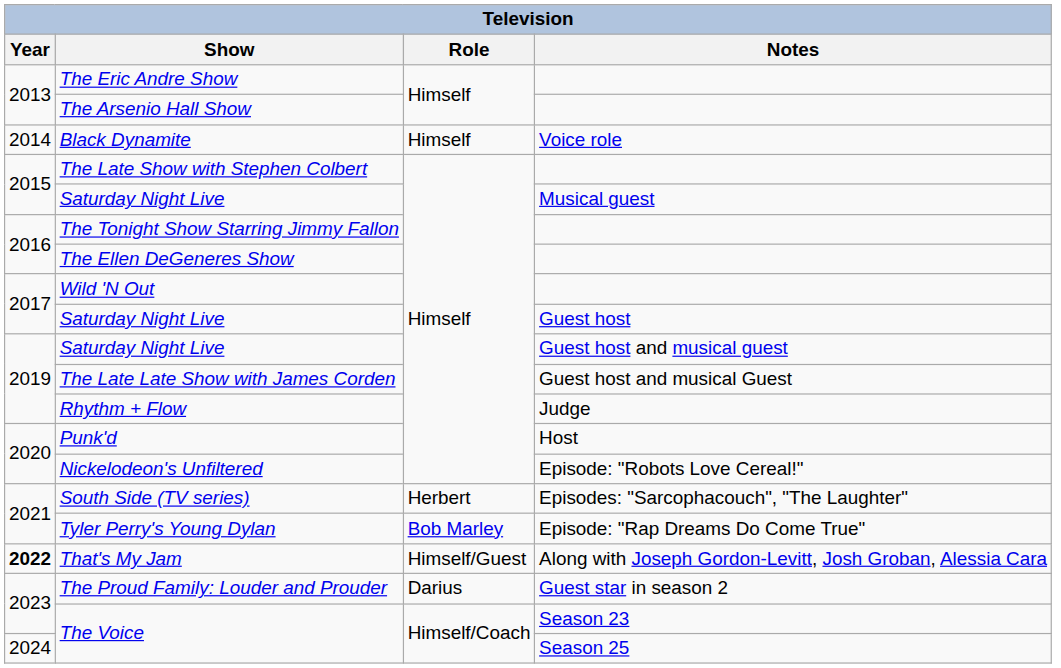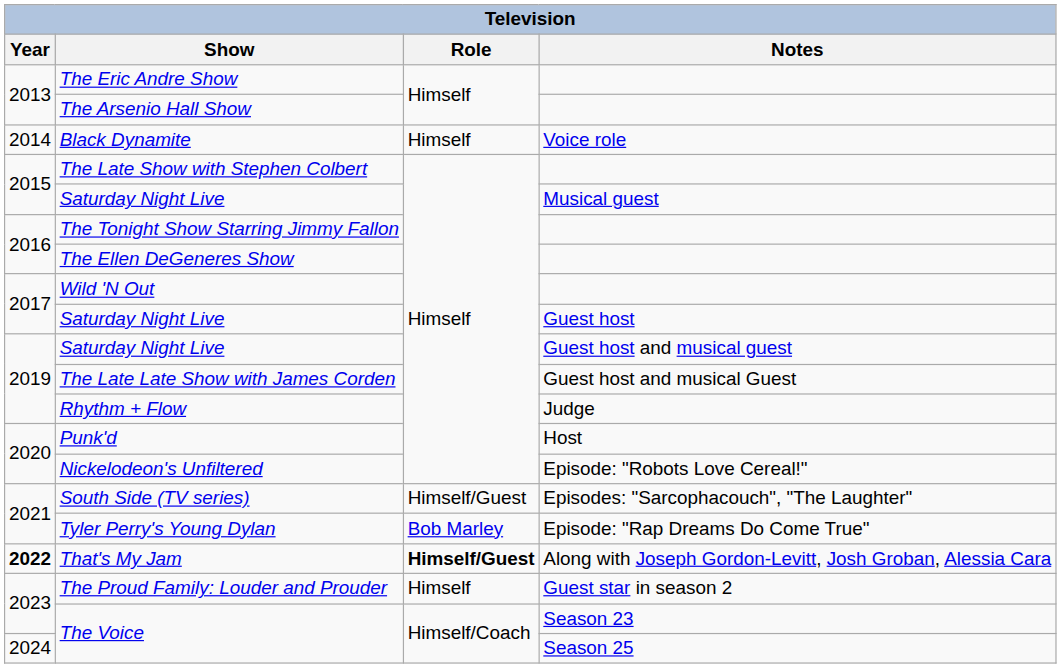(439, 498) Herbert -> (467, 498) Himself/Guest
(467, 558) normal -> (471, 558) bold
(435, 588) Darius -> (439, 588) Himself
